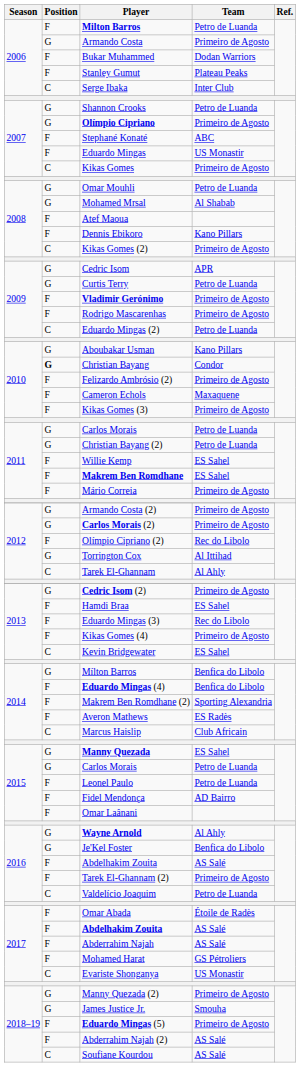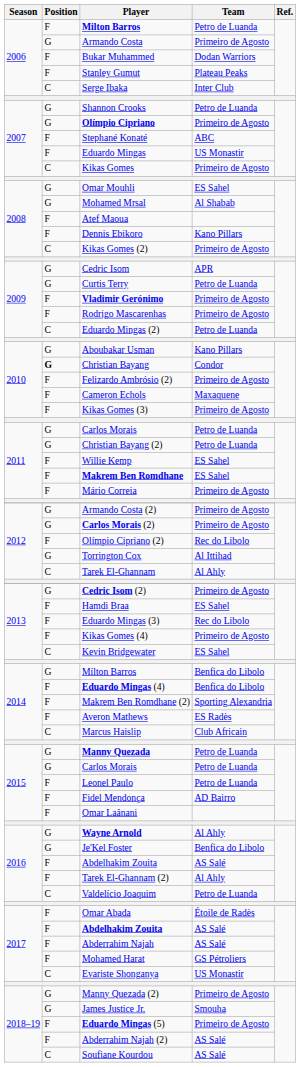(226, 188) Petro de Luanda -> (212, 188) ES Sahel
(212, 752) ES Sahel -> (226, 752) Petro de Luanda
(232, 878) Primeiro de Agosto -> (210, 878) Al Ahly
